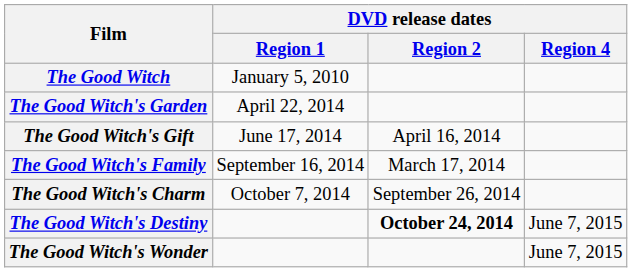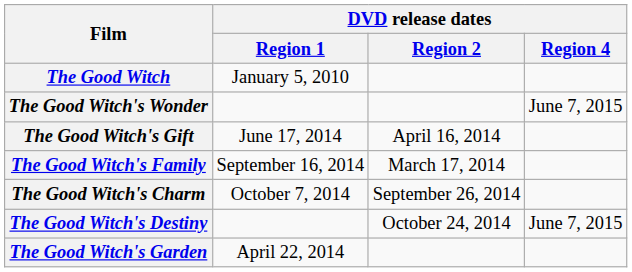rows swapped: (108, 106) <-> (108, 252)
(446, 223) bold -> (446, 223) normal
